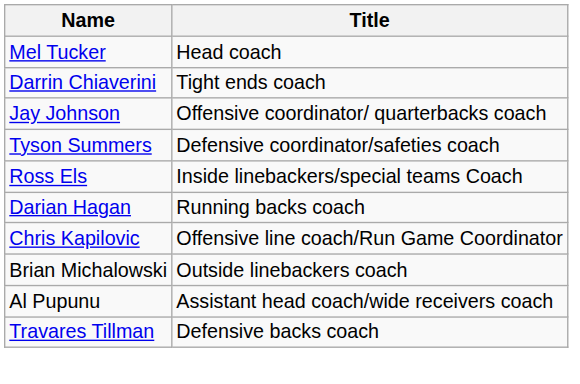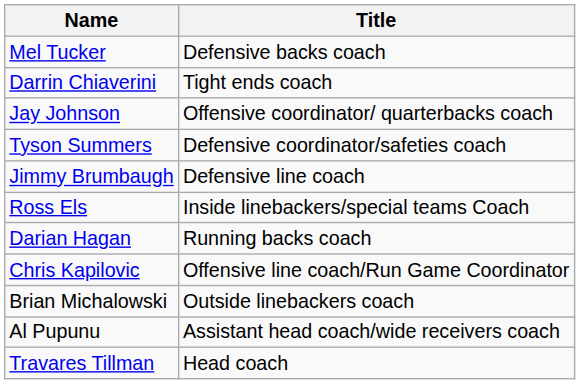(229, 52) Head coach -> (284, 52) Defensive backs coach
+ row: (91, 176)
(278, 332) Defensive backs coach -> (236, 364) Head coach
